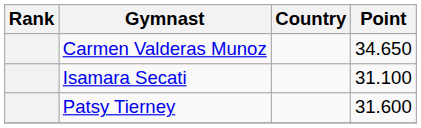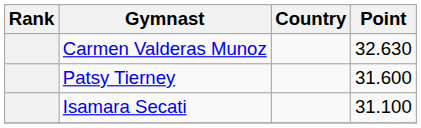(383, 48) 34.650 -> (383, 48) 32.630
rows swapped: (119, 107) <-> (125, 78)
